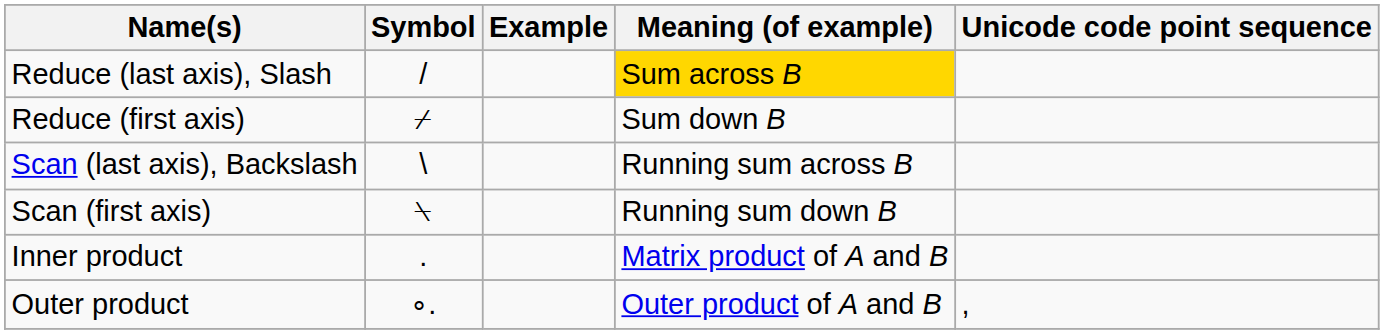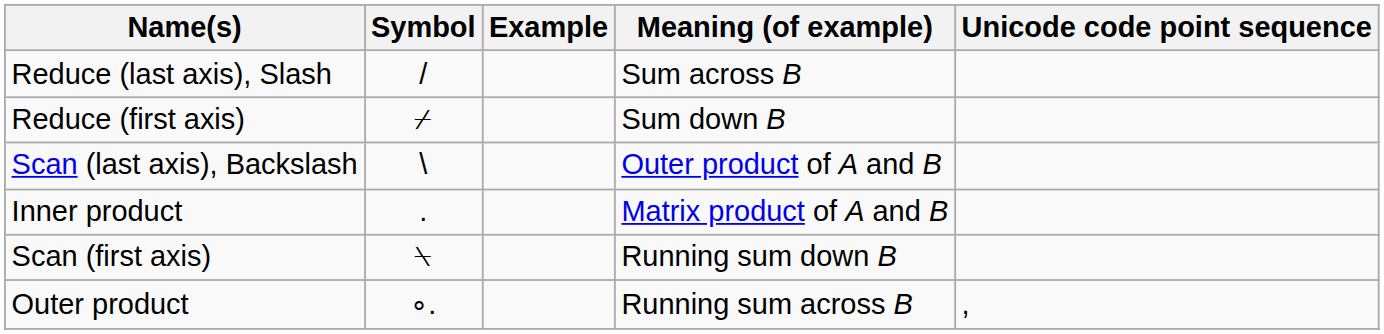(712, 73) gold background -> (712, 73) no background
(767, 165) Running sum across B -> (782, 165) Outer product of A and B
rows swapped: (111, 211) <-> (97, 257)
(782, 303) Outer product of A and B -> (767, 303) Running sum across B
